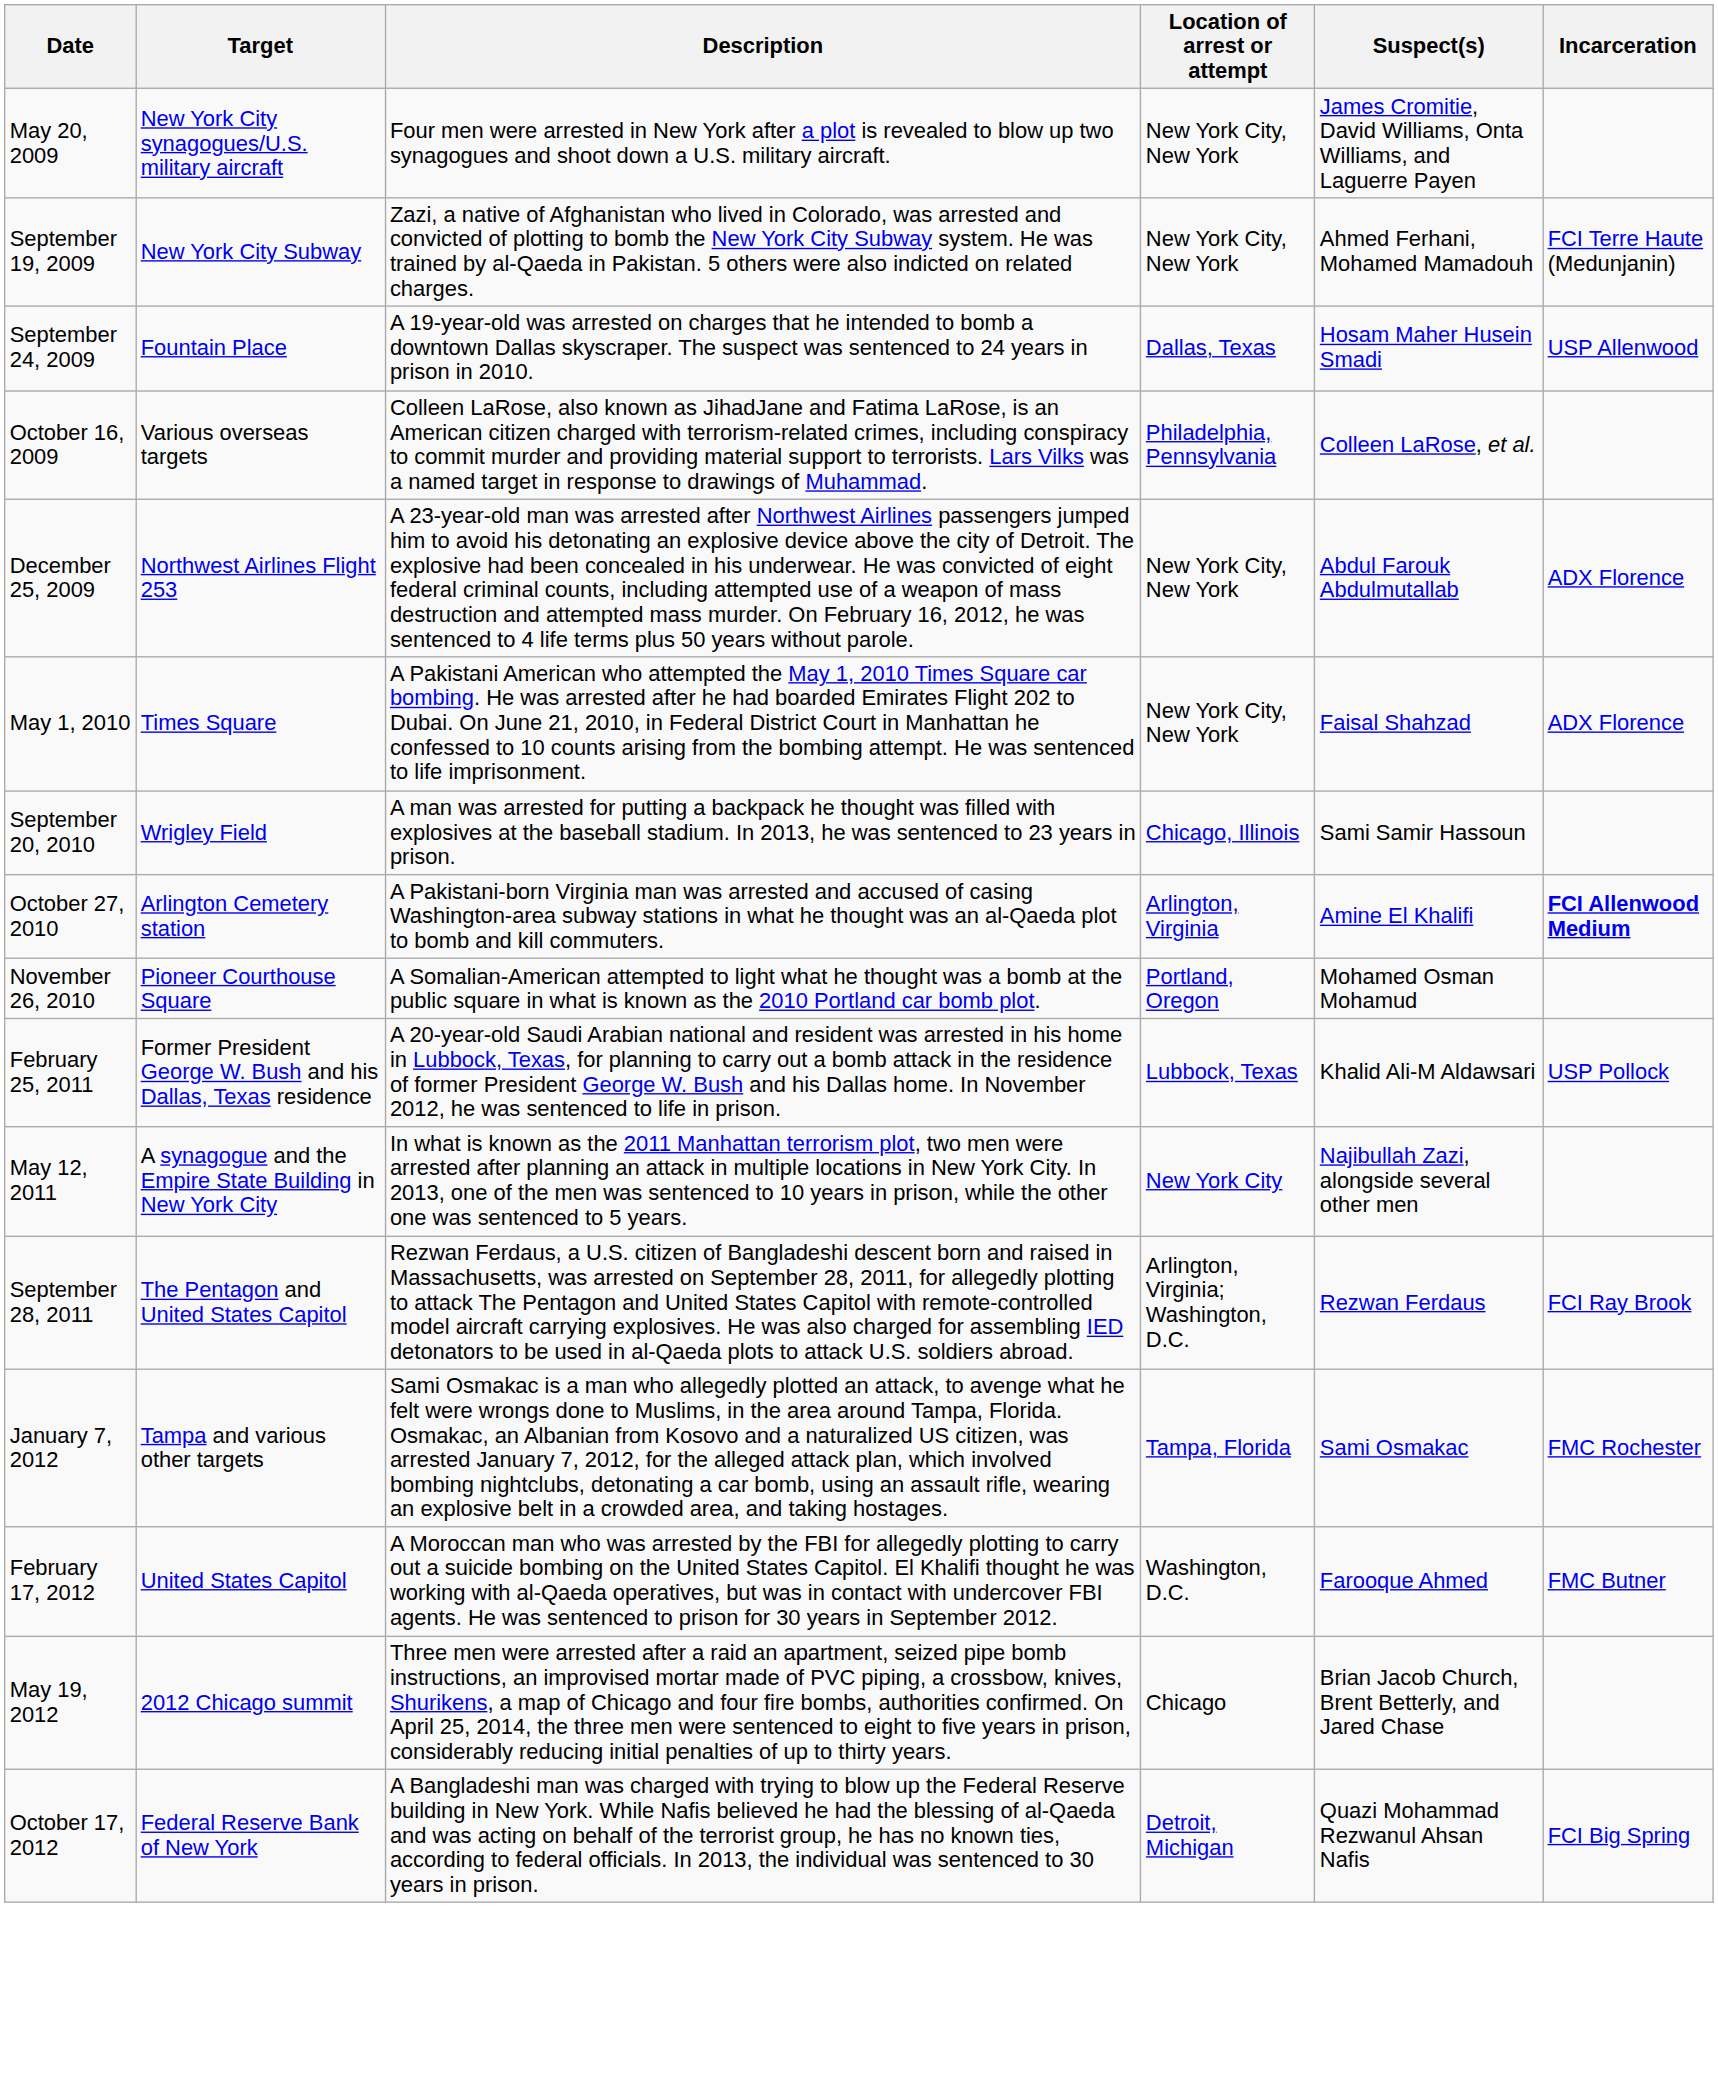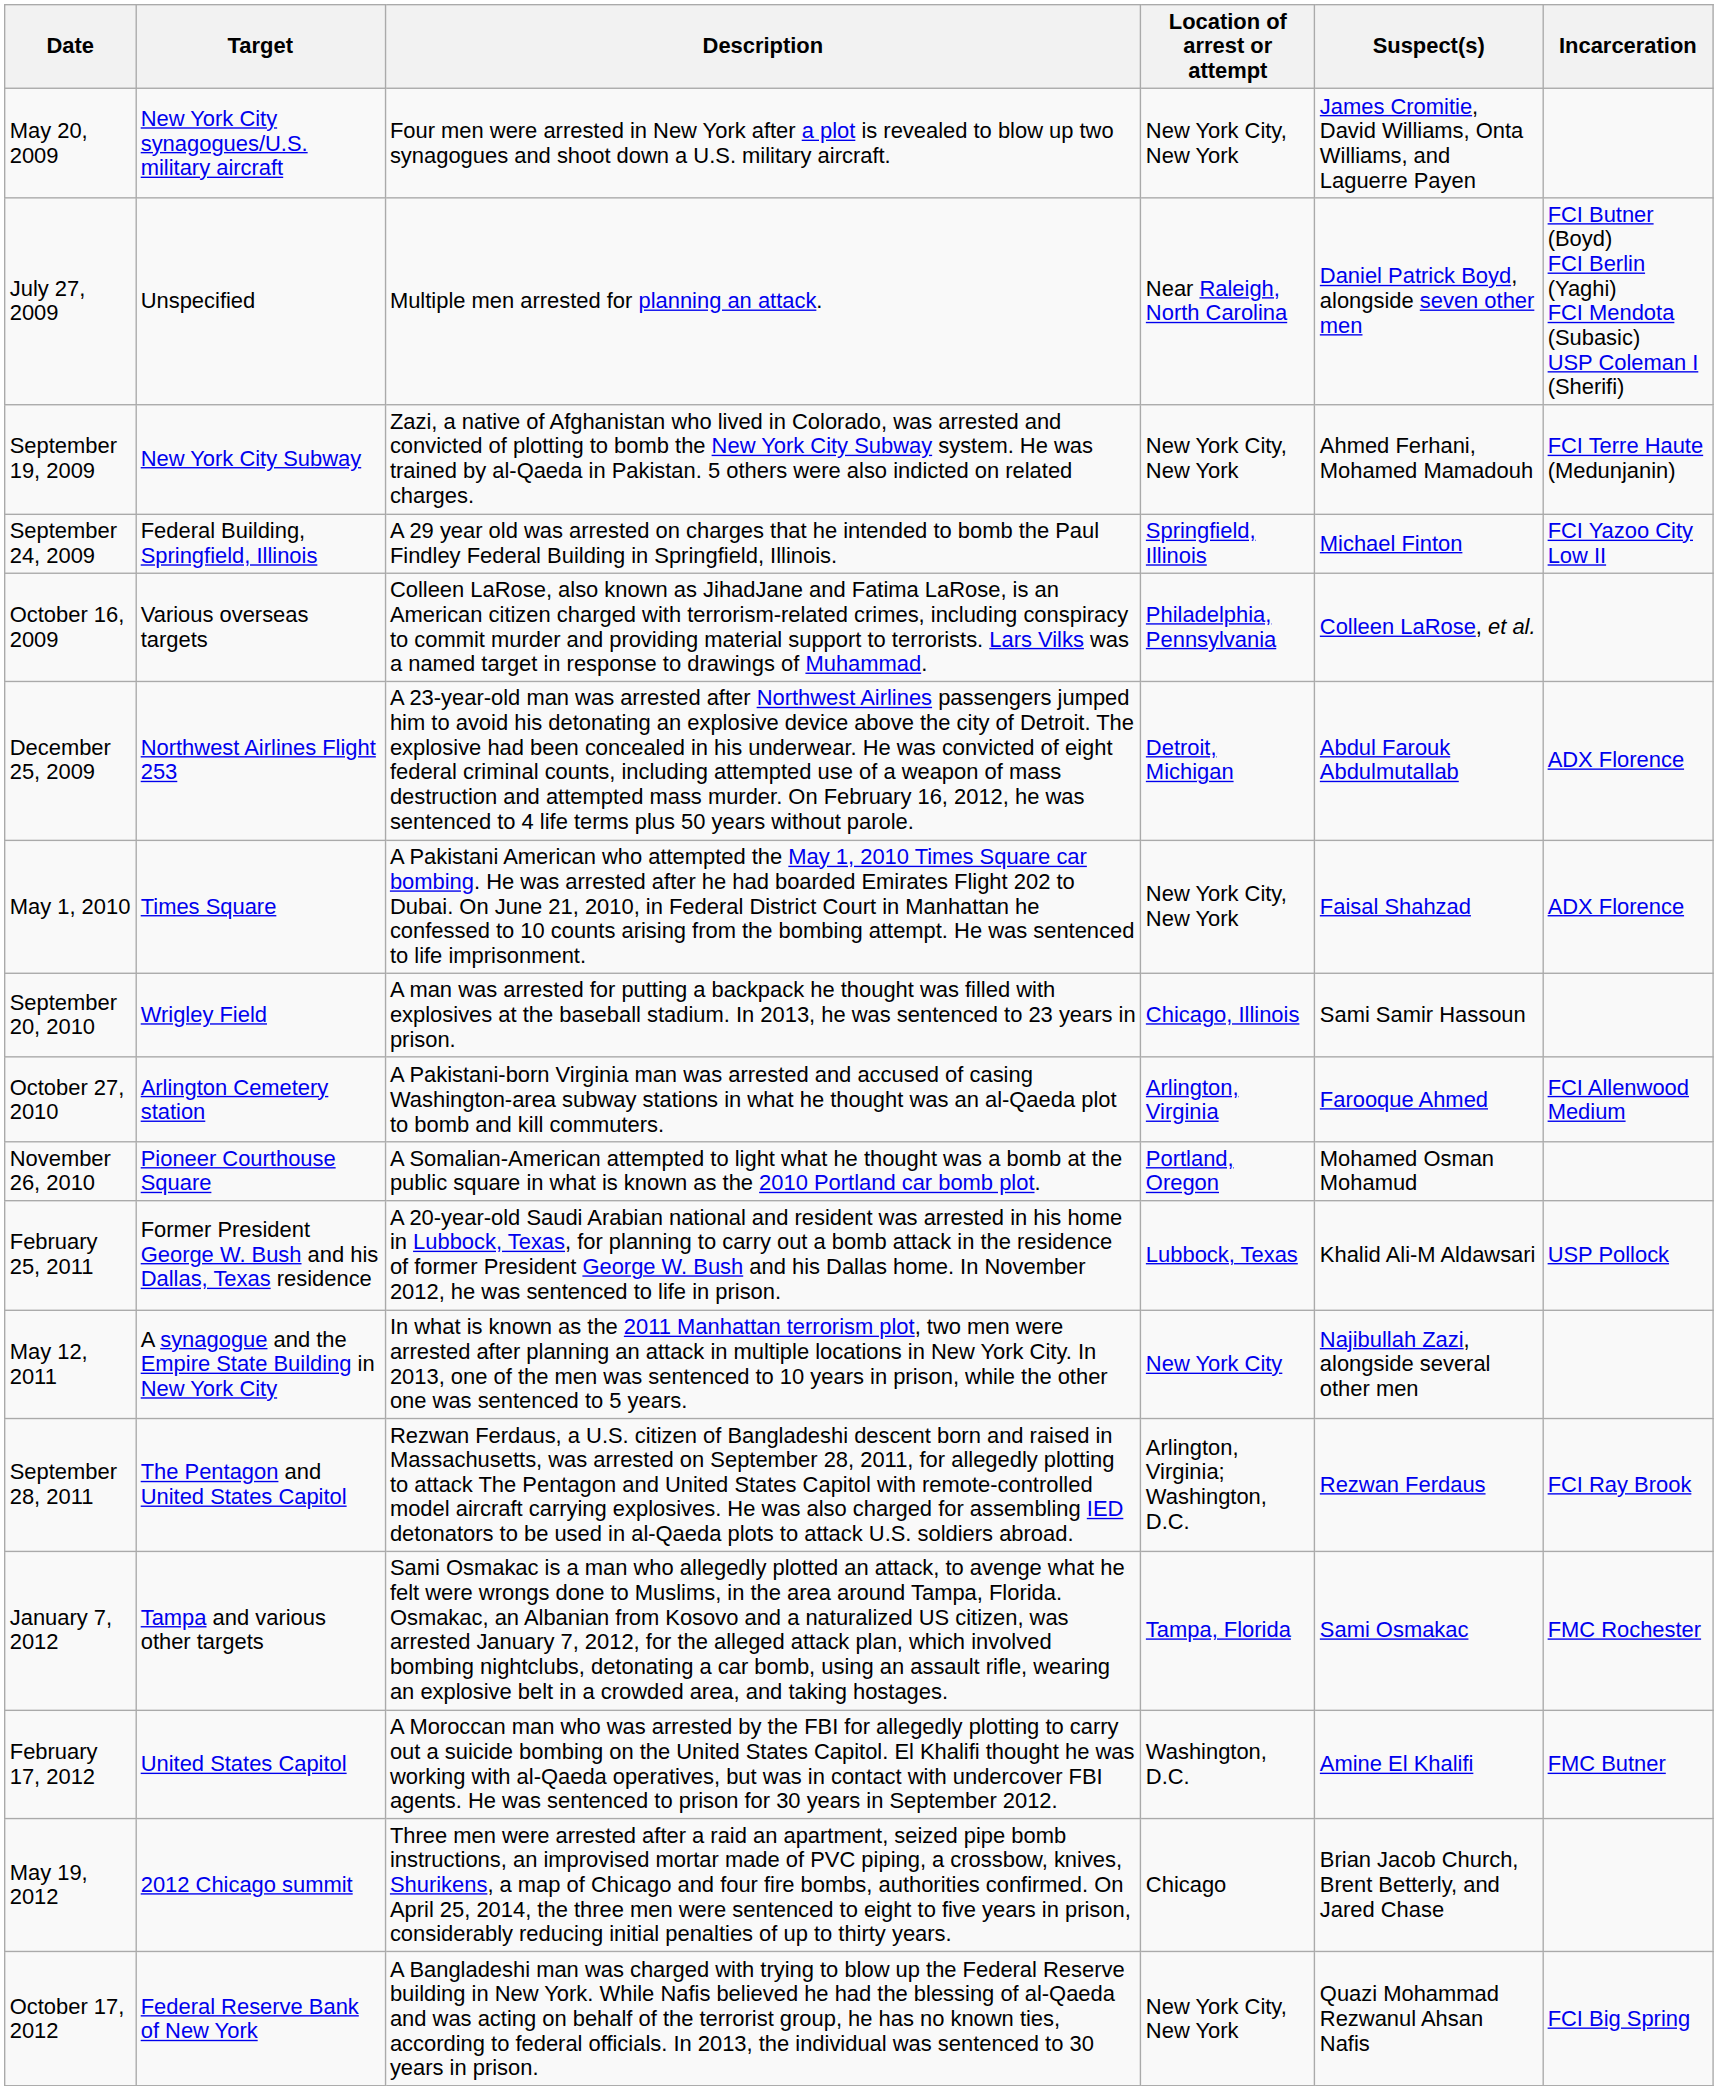+ row: (198, 301)
+ row: (229, 543)
- row: (214, 348)
(1216, 577) New York City, New York -> (1190, 760) Detroit, Michigan
(1397, 916) Amine El Khalifi -> (1404, 1099) Farooque Ahmed
(1623, 916) bold -> (1618, 1099) normal
(1404, 1581) Farooque Ahmed -> (1397, 1764) Amine El Khalifi
(1190, 1835) Detroit, Michigan -> (1216, 2018) New York City, New York
